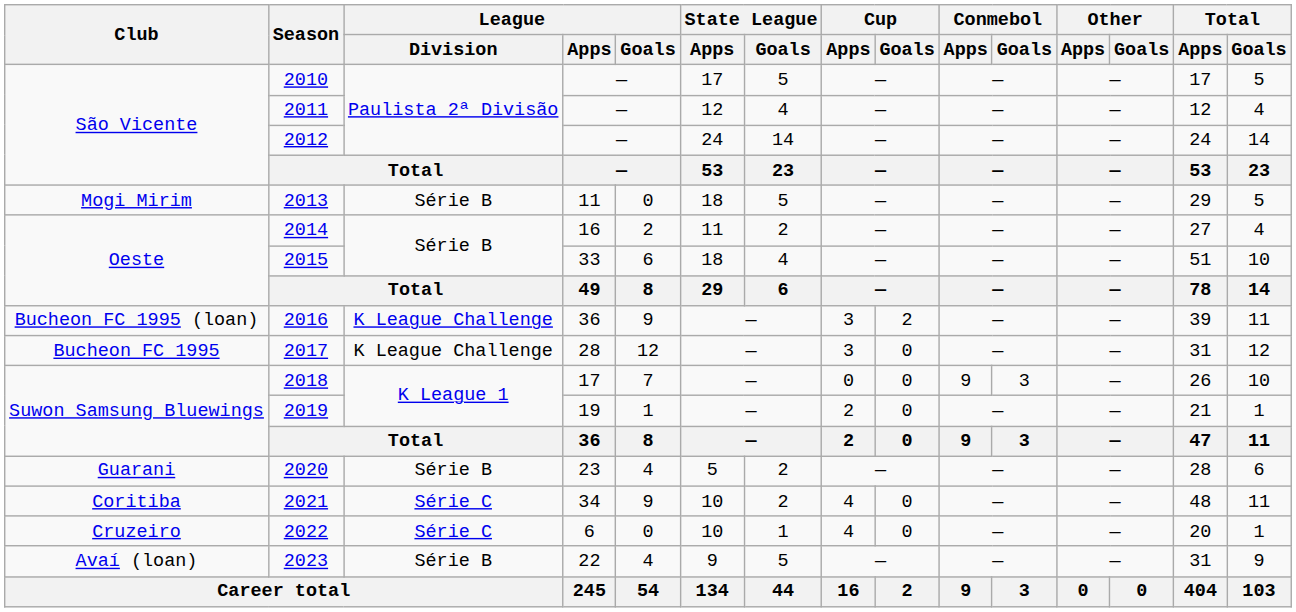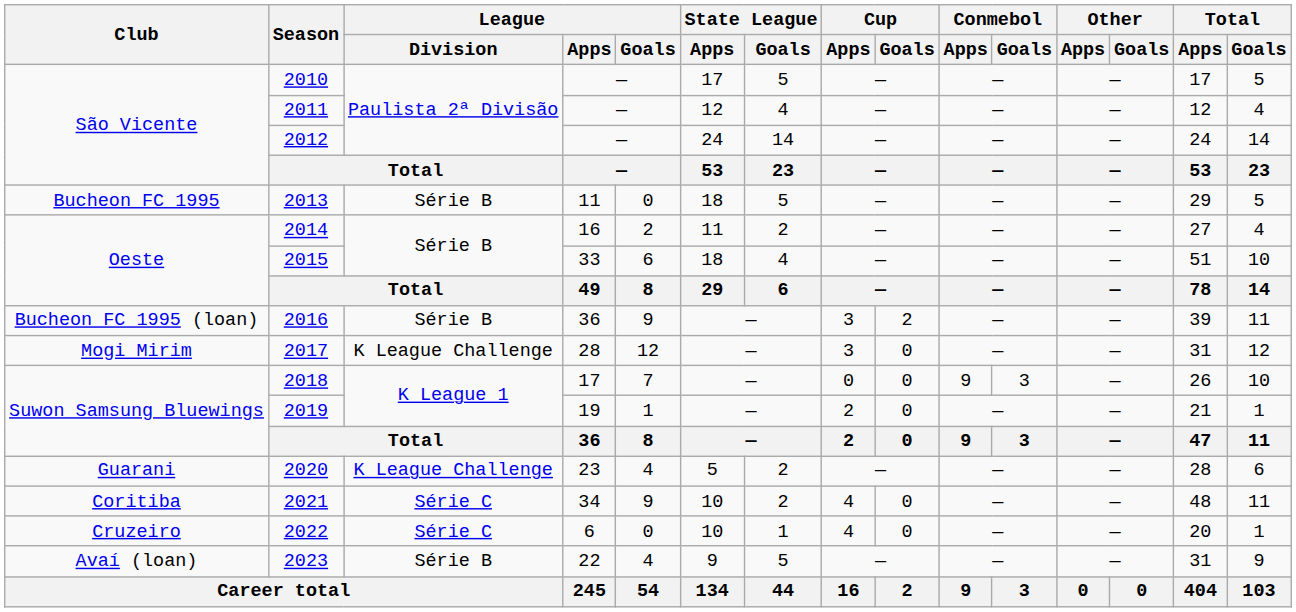(136, 200) Mogi Mirim -> (137, 200) Bucheon FC 1995
(453, 321) K League Challenge -> (453, 321) Série B
(137, 351) Bucheon FC 1995 -> (136, 351) Mogi Mirim
(453, 471) Série B -> (453, 471) K League Challenge
